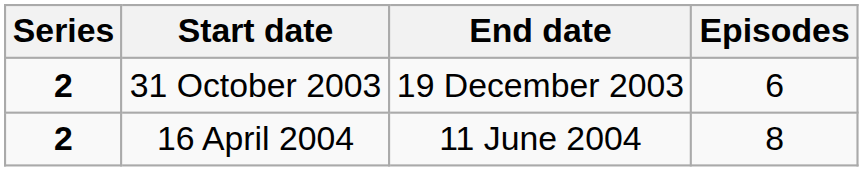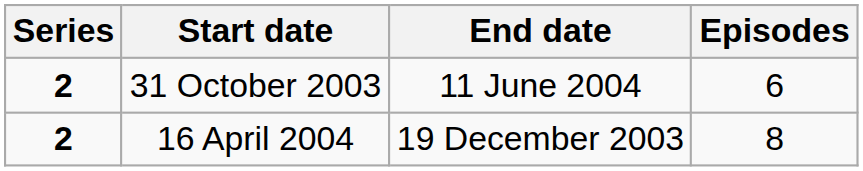(540, 84) 19 December 2003 -> (540, 84) 11 June 2004
(540, 138) 11 June 2004 -> (540, 138) 19 December 2003
